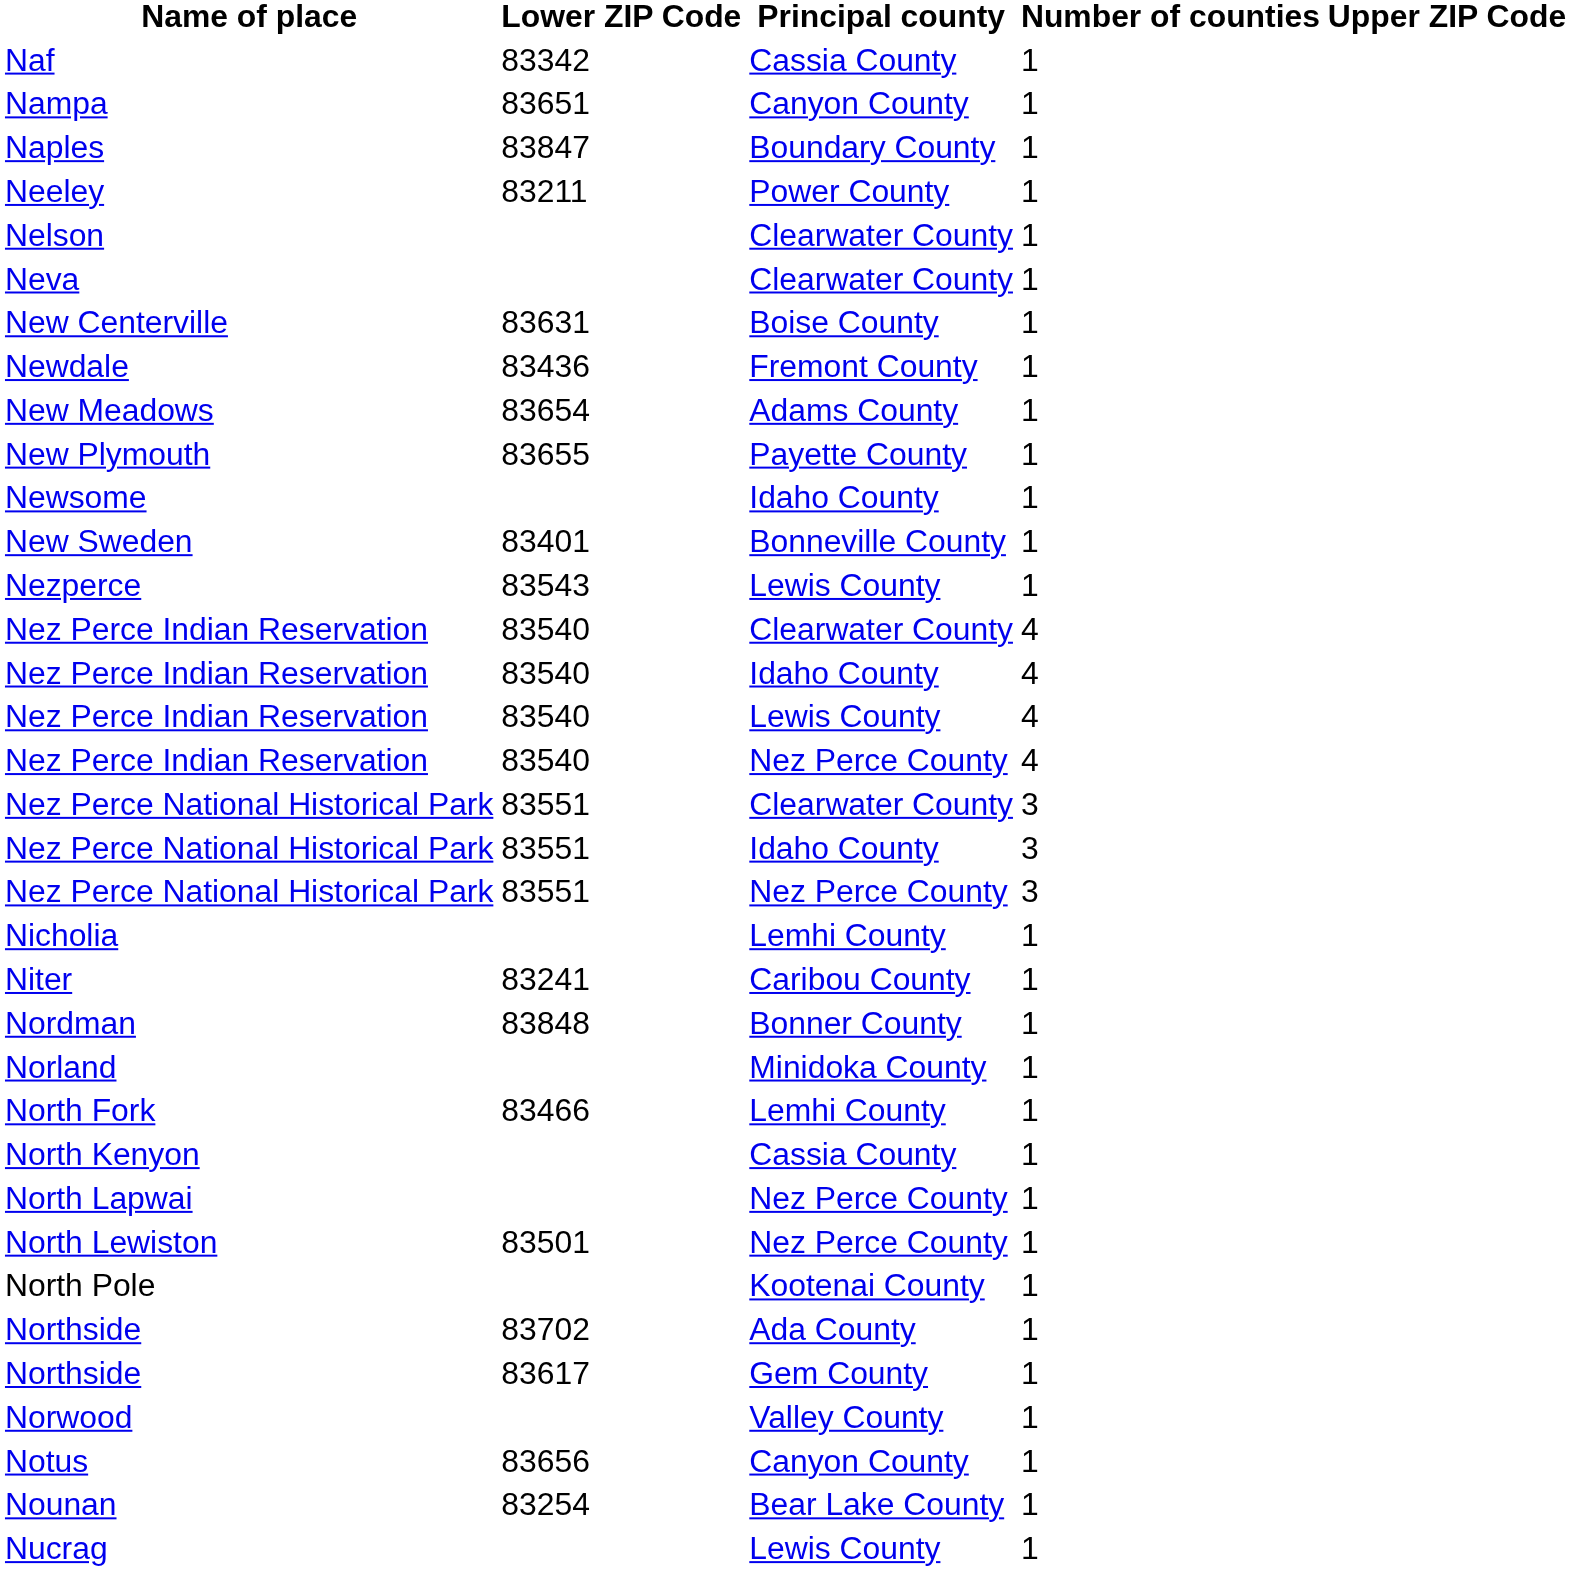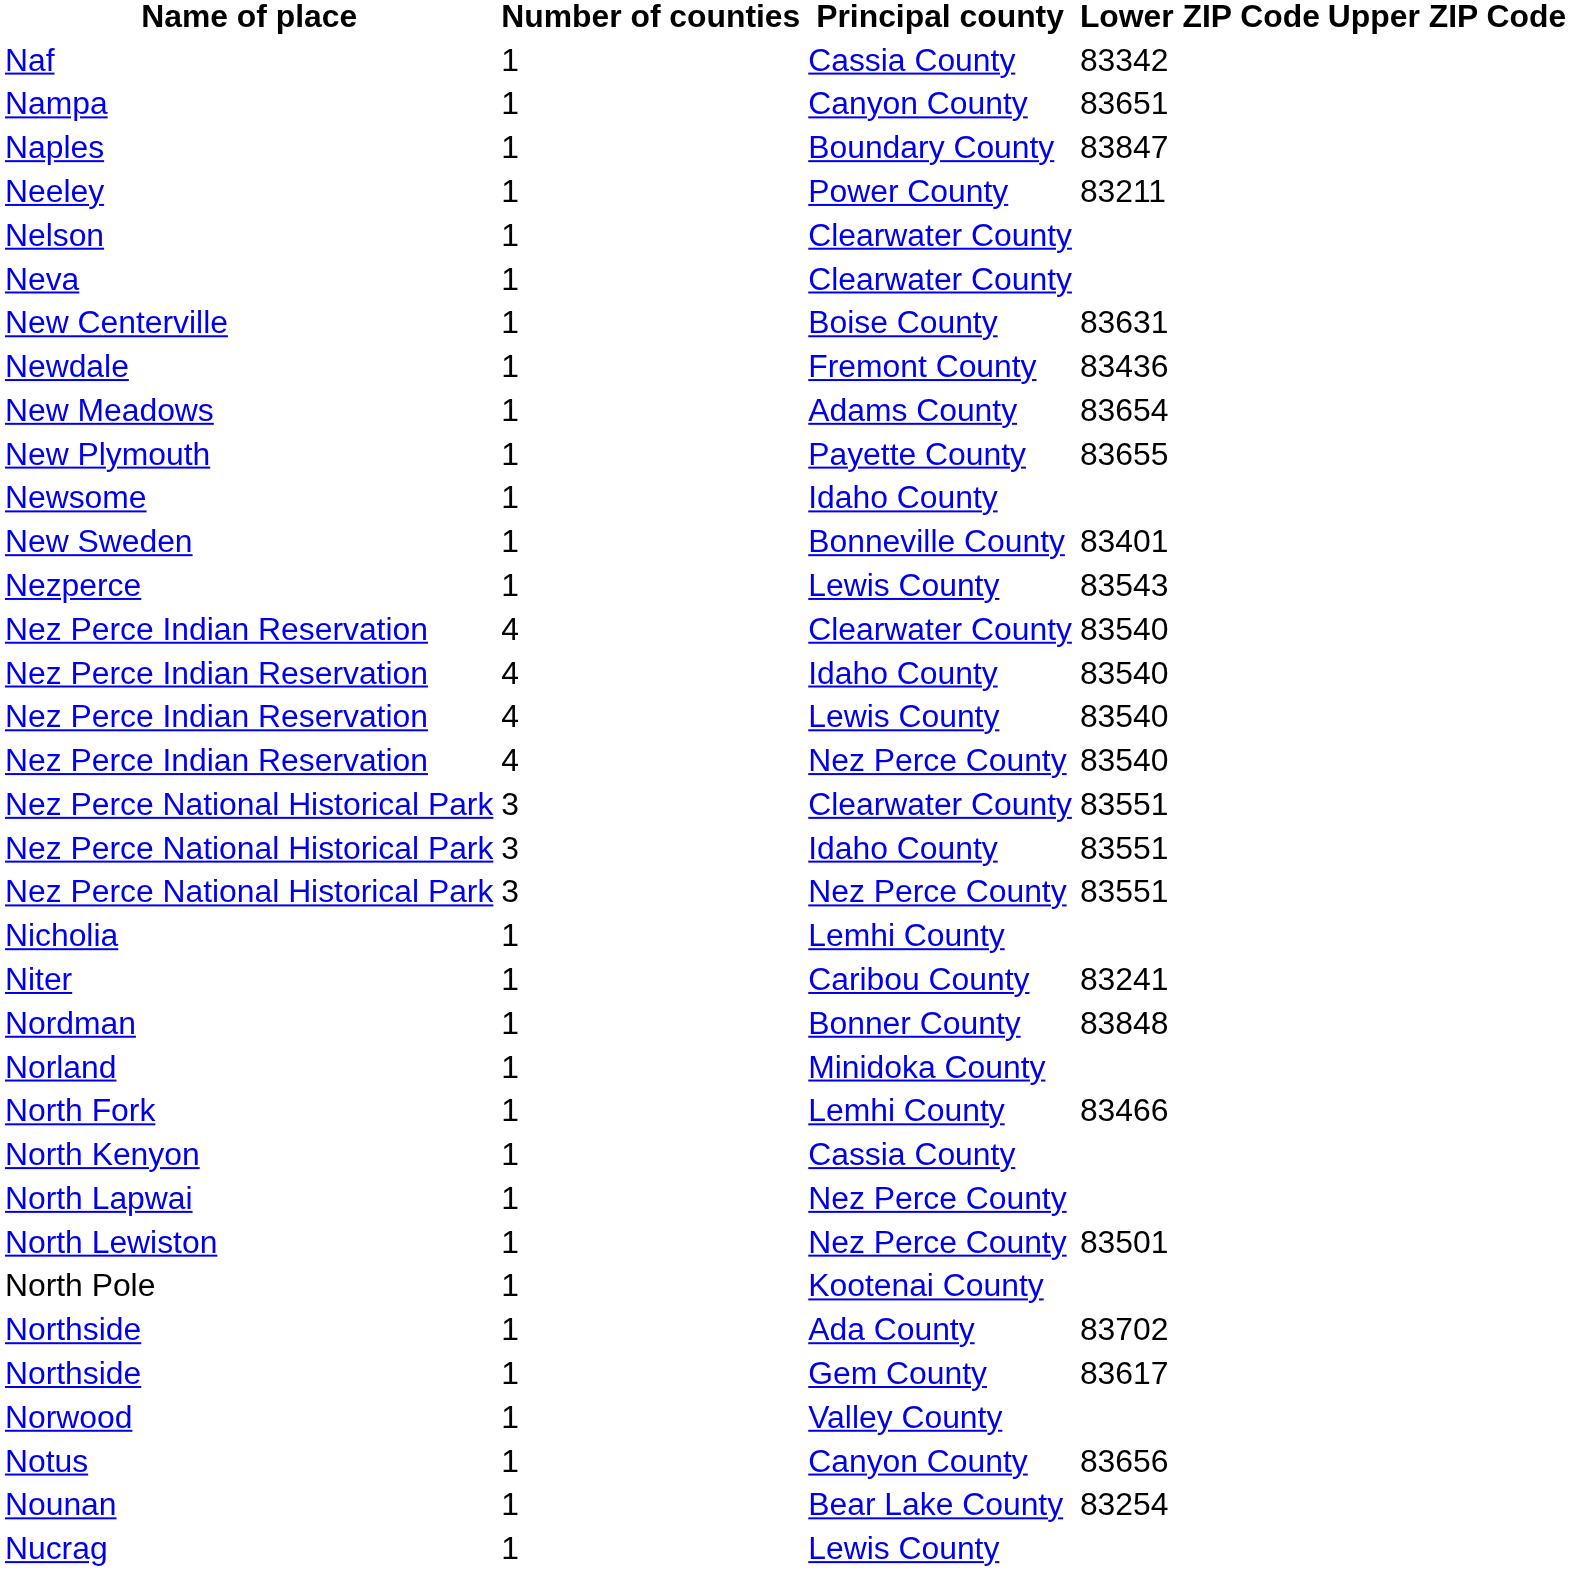columns swapped: (1170, 16) <-> (621, 16)
